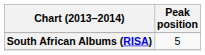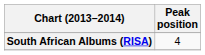(177, 41) 5 -> (177, 41) 4
